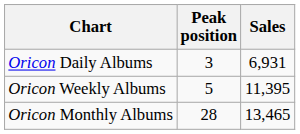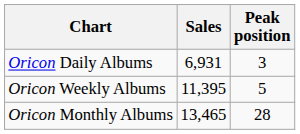columns swapped: (209, 27) <-> (268, 27)
